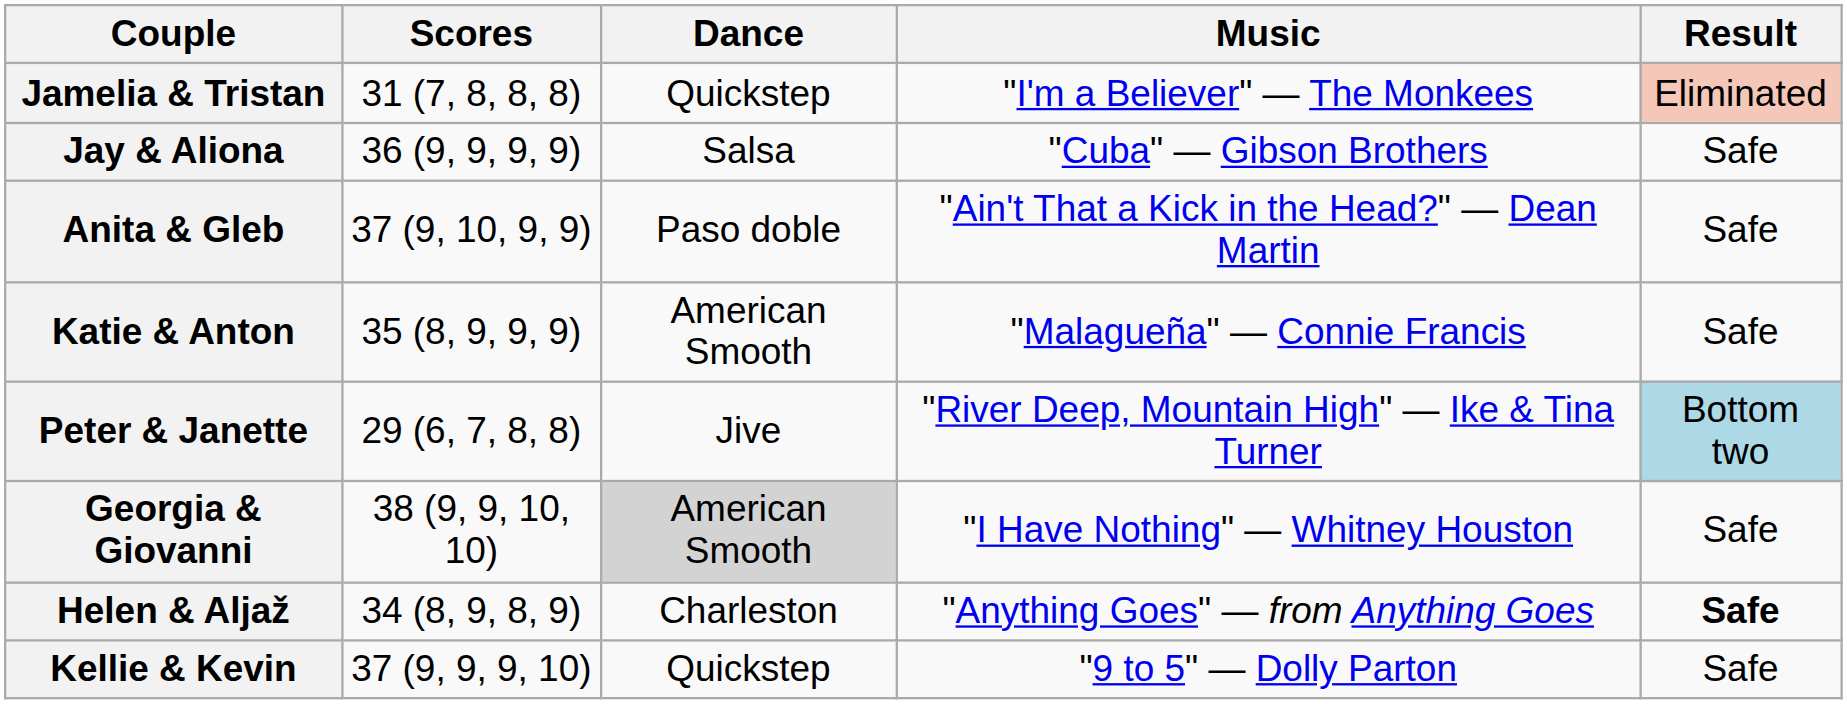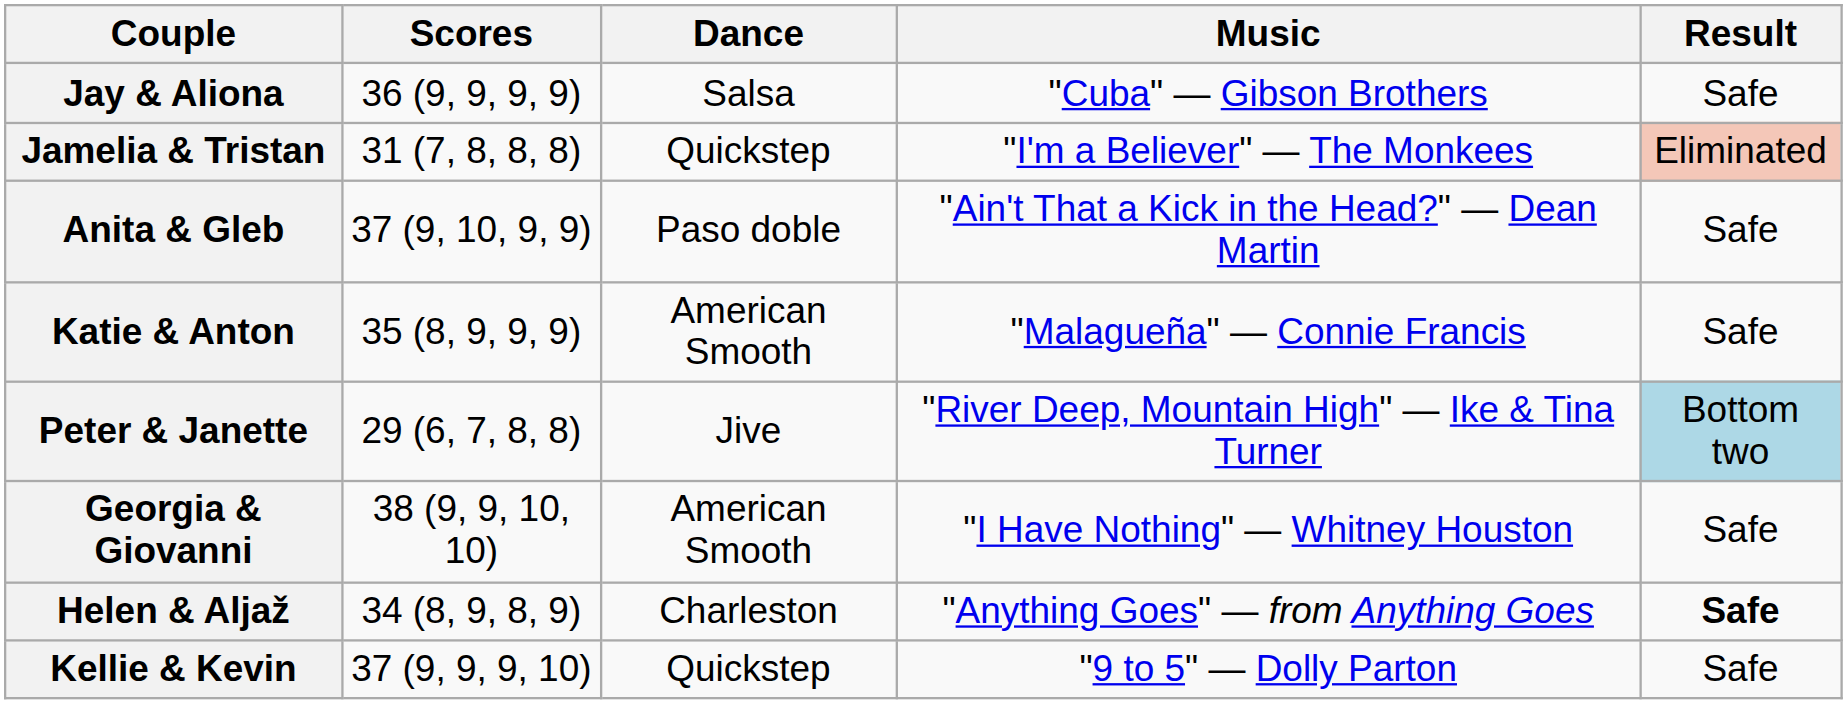rows swapped: (173, 151) <-> (173, 92)
(748, 531) lightgrey background -> (748, 531) no background
